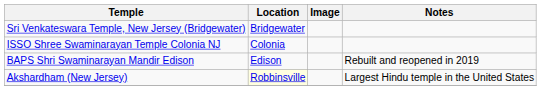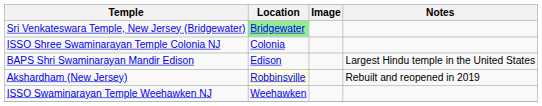(278, 28) no background -> (278, 28) lightgreen background
(412, 61) Rebuilt and reopened in 2019 -> (440, 61) Largest Hindu temple in the United States
(439, 77) Largest Hindu temple in the United States -> (413, 77) Rebuilt and reopened in 2019
+ row: (109, 93)
